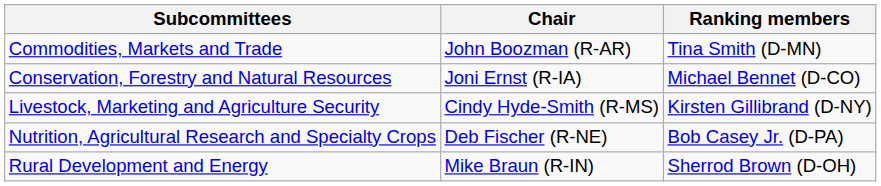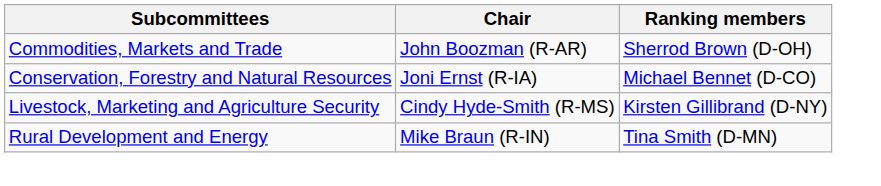(745, 48) Tina Smith (D-MN) -> (718, 48) Sherrod Brown (D-OH)
- row: (222, 136)
(762, 166) Sherrod Brown (D-OH) -> (700, 136) Tina Smith (D-MN)
